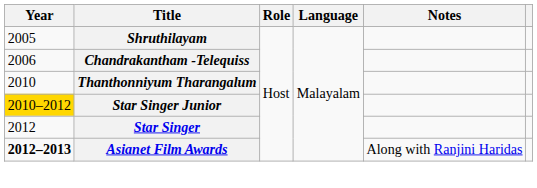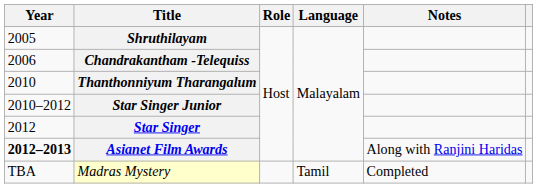(39, 104) gold background -> (39, 104) no background
+ row: (124, 171)
